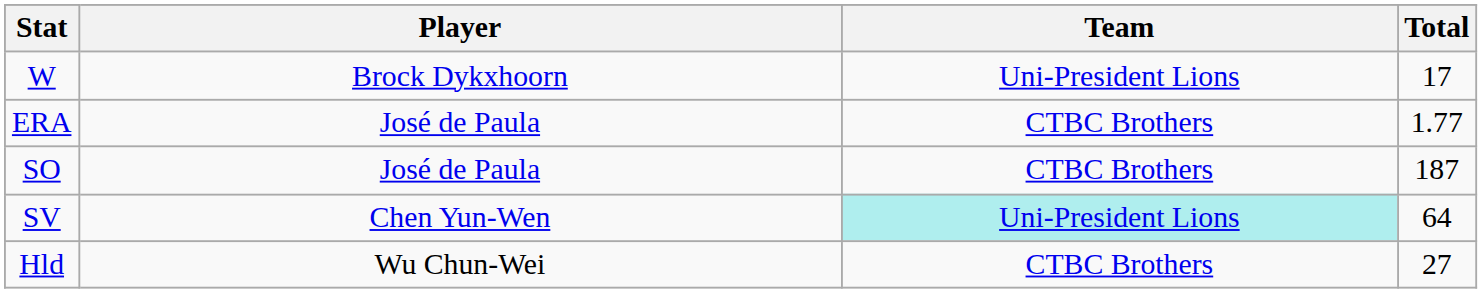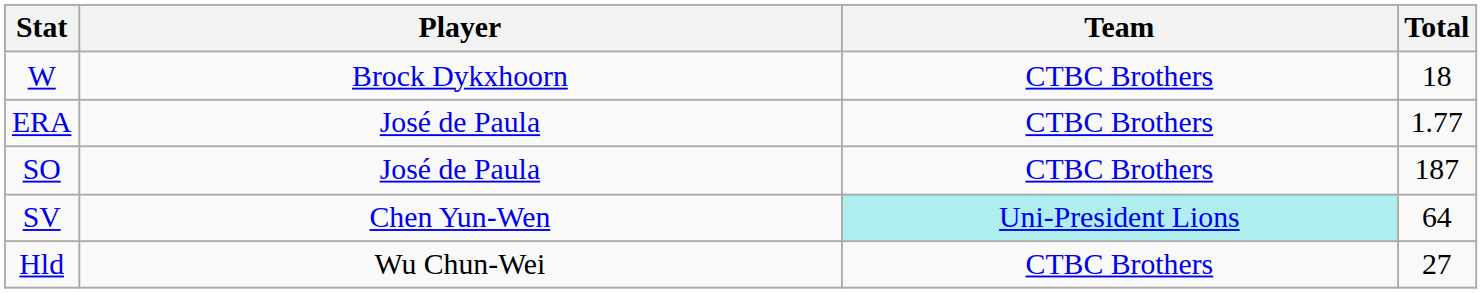(1119, 75) Uni-President Lions -> (1119, 75) CTBC Brothers
(1437, 75) 17 -> (1437, 75) 18
